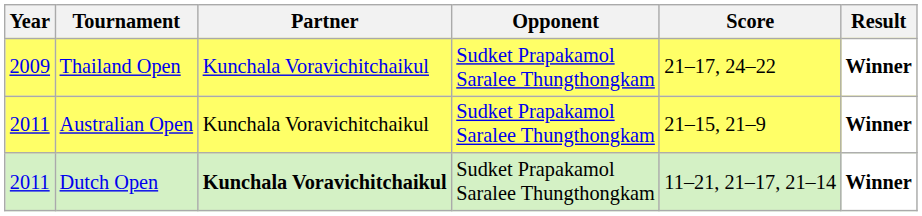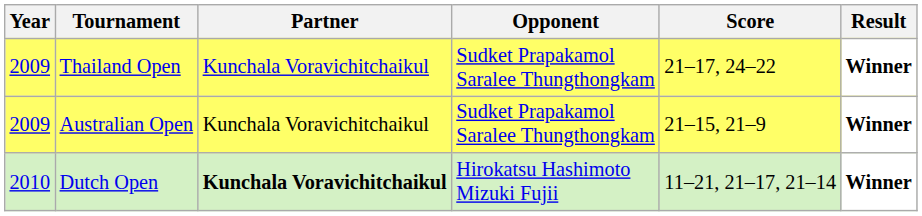(30, 124) 2011 -> (30, 124) 2009
(30, 182) 2011 -> (30, 182) 2010
(556, 182) Sudket Prapakamol Saralee Thungthongkam -> (543, 182) Hirokatsu Hashimoto Mizuki Fujii
